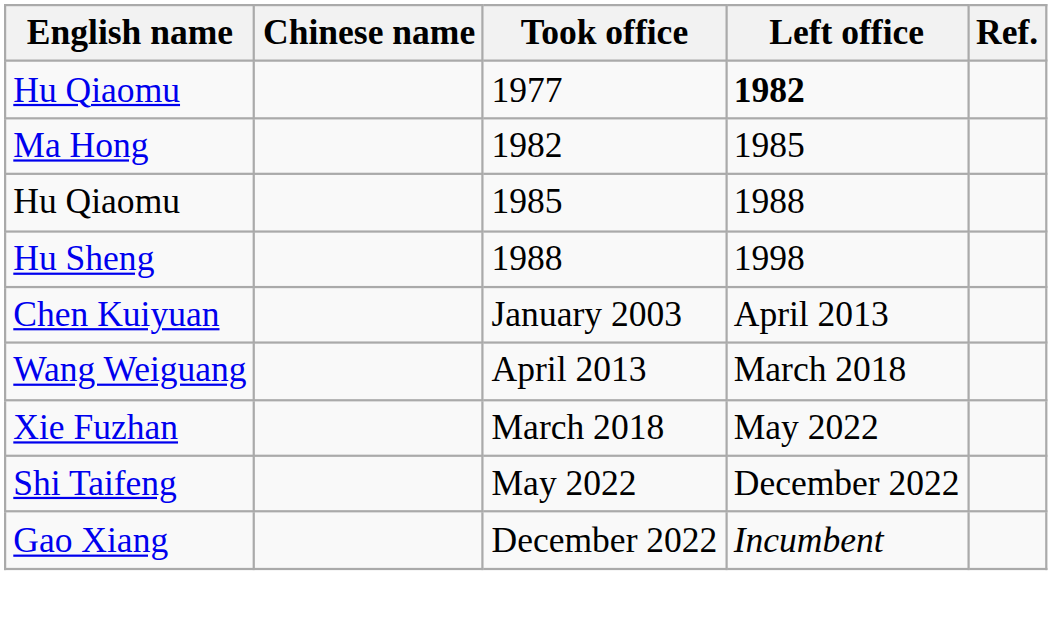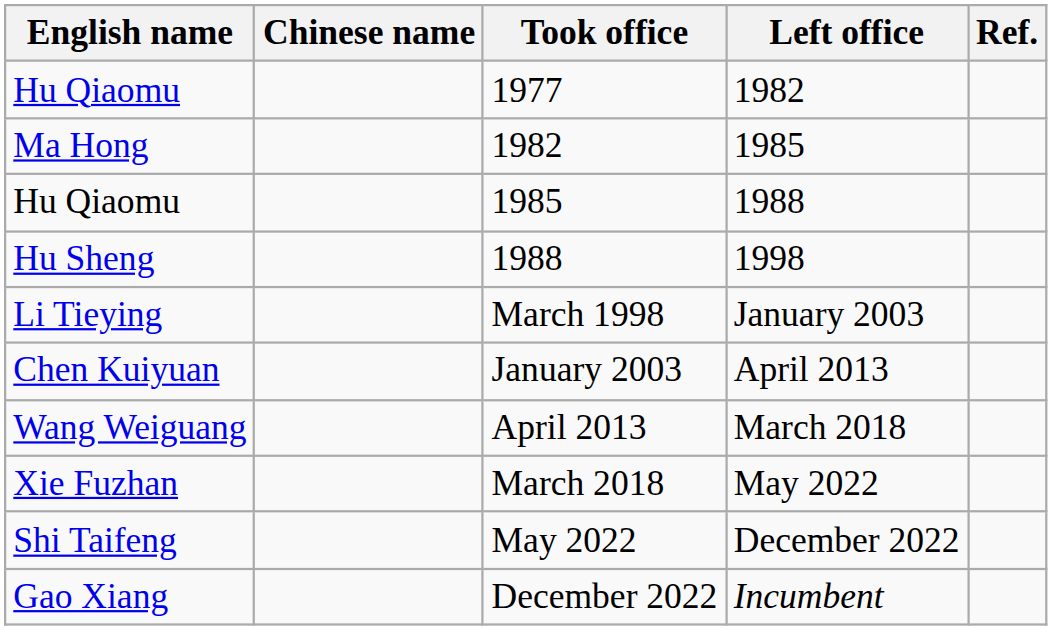(769, 88) bold -> (769, 88) normal
+ row: (578, 314)
